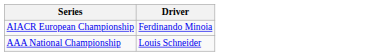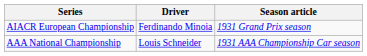+ column: (288, 12)
